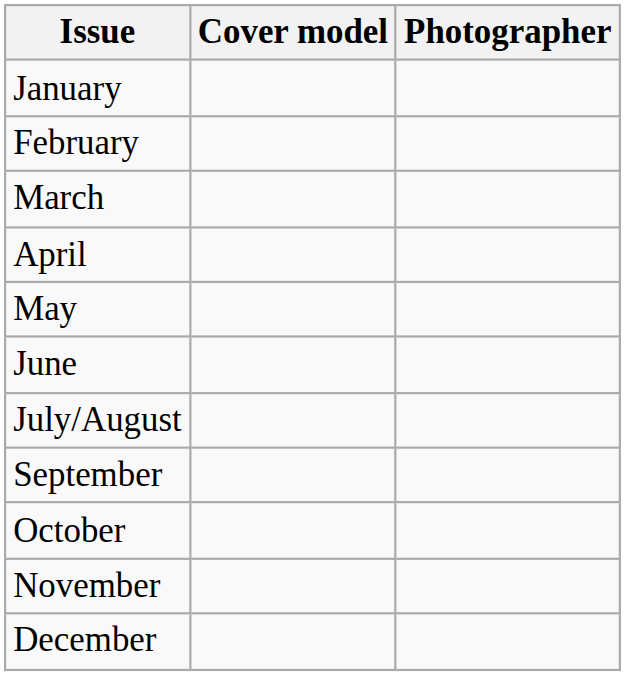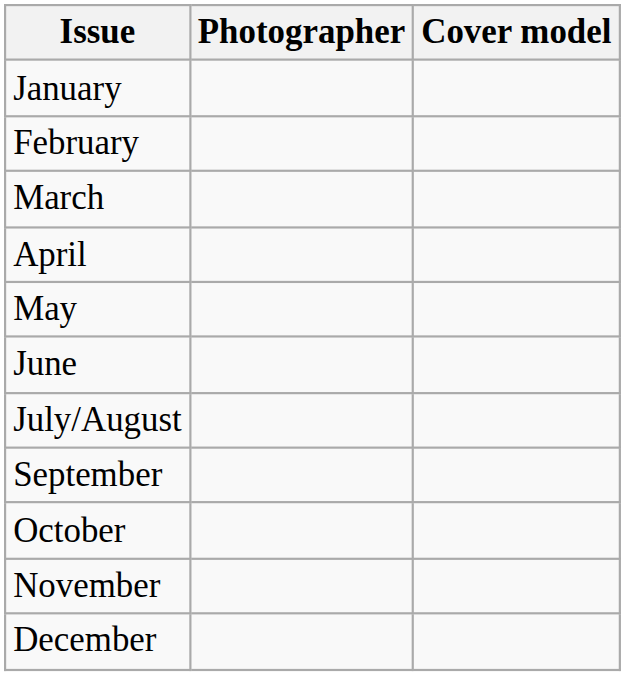columns swapped: (293, 32) <-> (508, 32)
